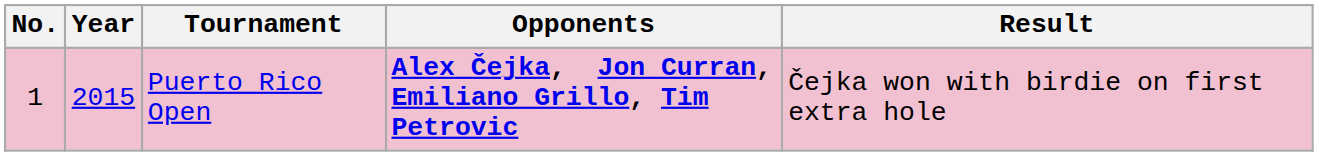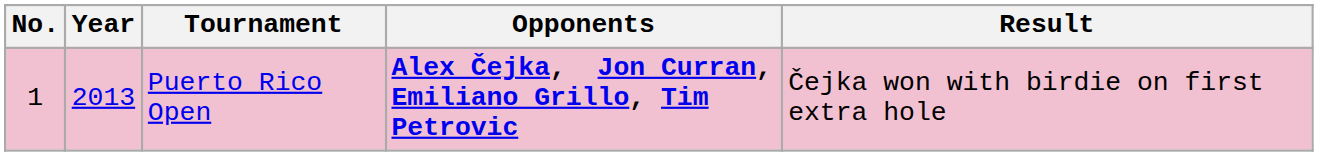(103, 99) 2015 -> (103, 99) 2013
